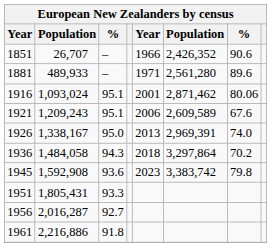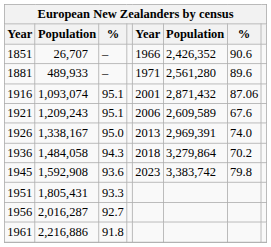(63, 93) 1,093,024 -> (63, 93) 1,093,074
(191, 93) 2,871,462 -> (191, 93) 2,871,432
(244, 93) 80.06 -> (244, 93) 87.06
(191, 152) 3,297,864 -> (191, 152) 3,279,864
